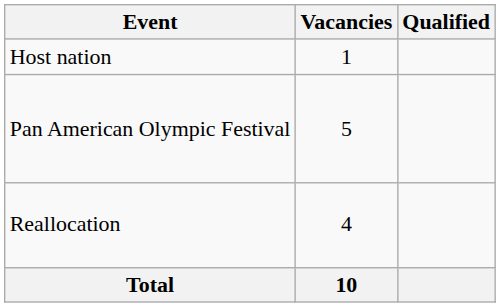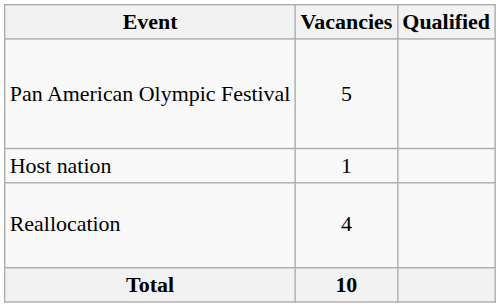rows swapped: (61, 56) <-> (150, 128)
